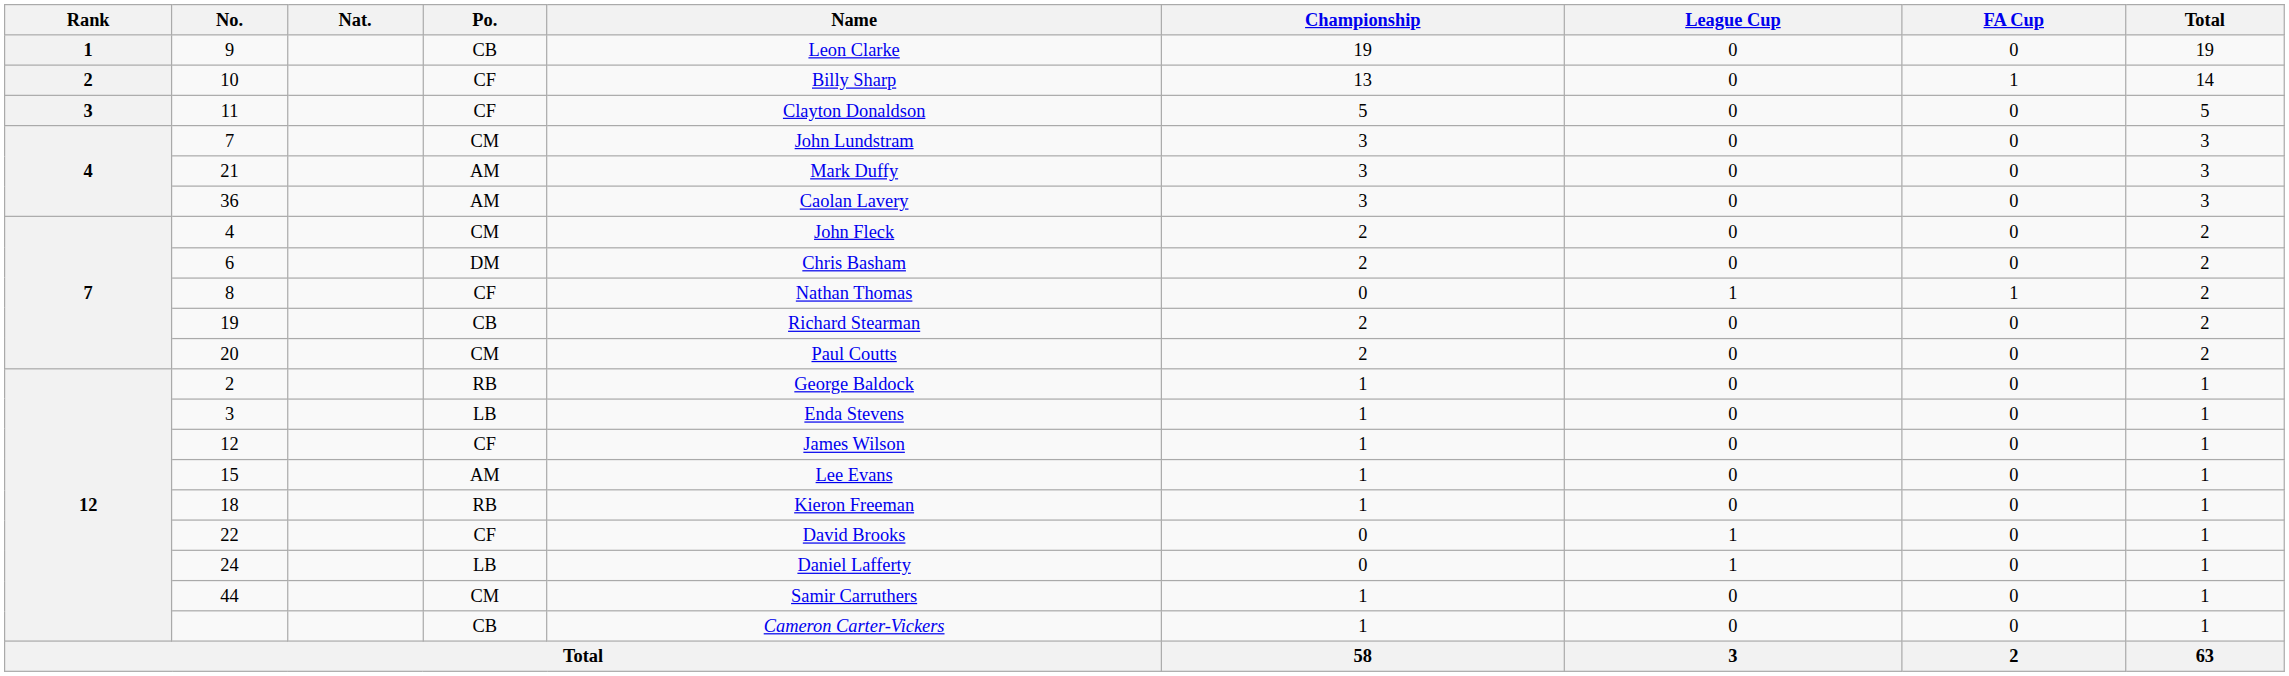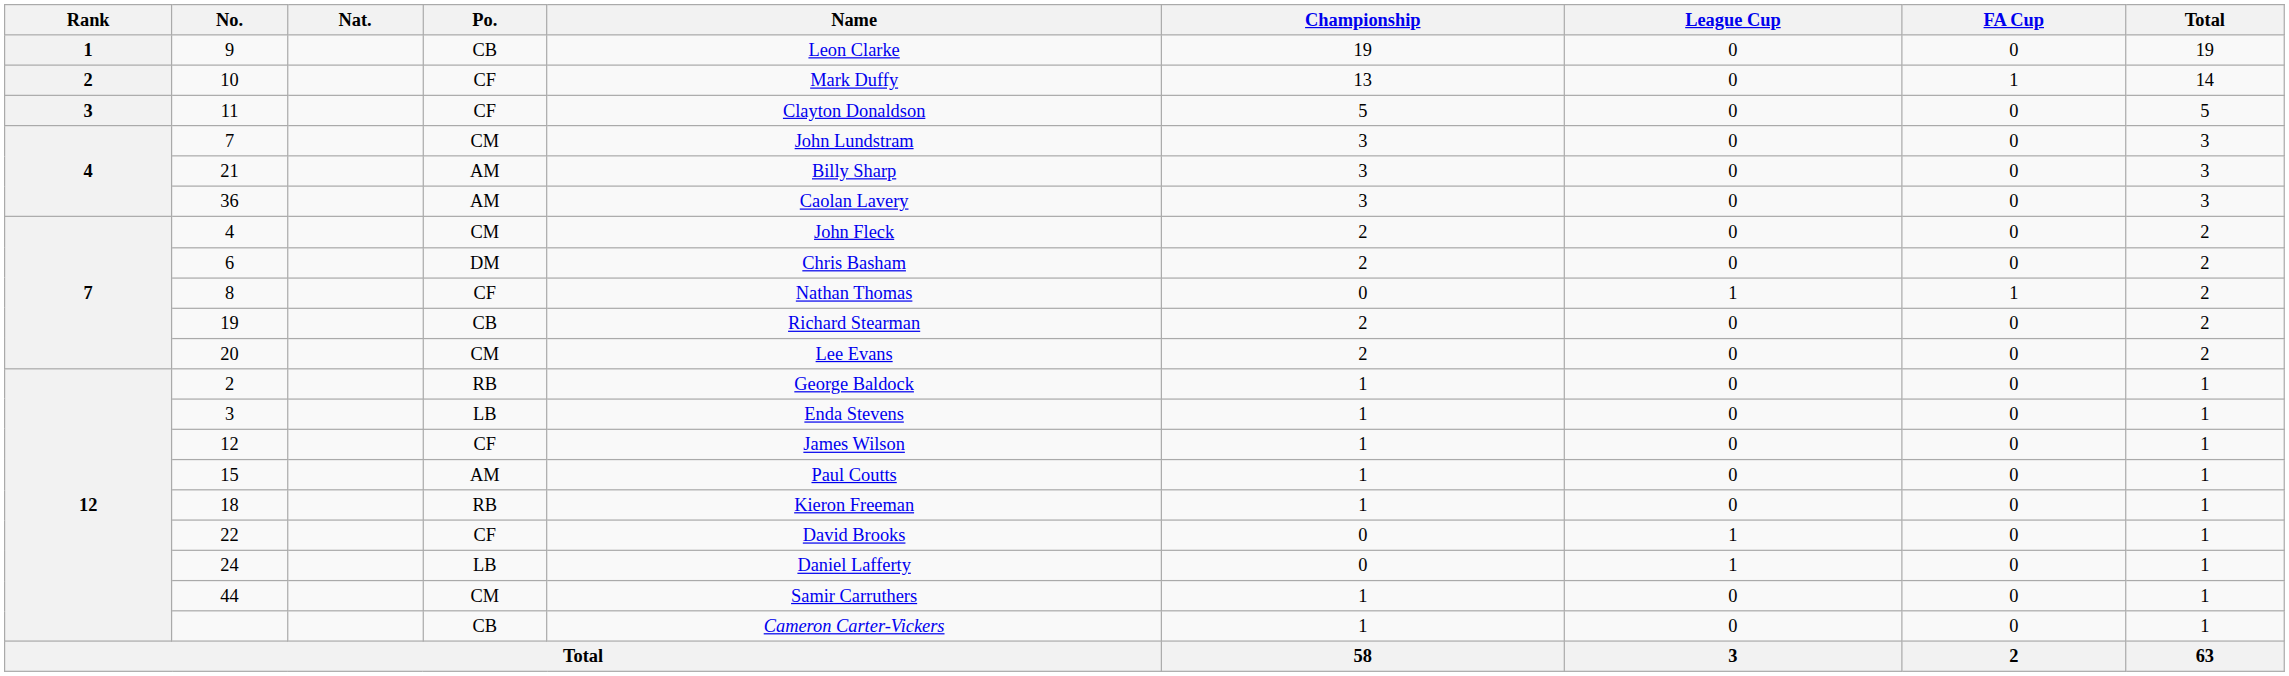(854, 80) Billy Sharp -> (854, 80) Mark Duffy
(854, 171) Mark Duffy -> (854, 171) Billy Sharp
(854, 353) Paul Coutts -> (854, 353) Lee Evans
(854, 474) Lee Evans -> (854, 474) Paul Coutts
